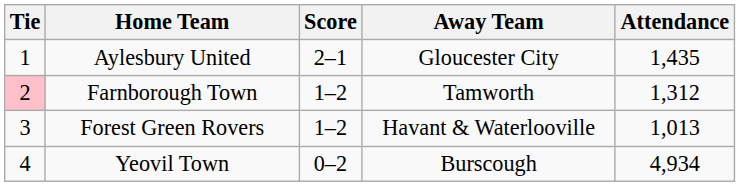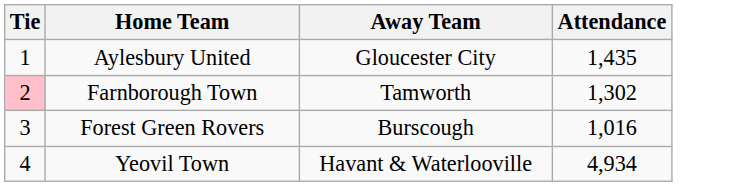- column: (330, 22)
(675, 92) 1,312 -> (612, 92) 1,302
(489, 127) Havant & Waterlooville -> (426, 127) Burscough
(675, 127) 1,013 -> (612, 127) 1,016
(489, 163) Burscough -> (426, 163) Havant & Waterlooville
